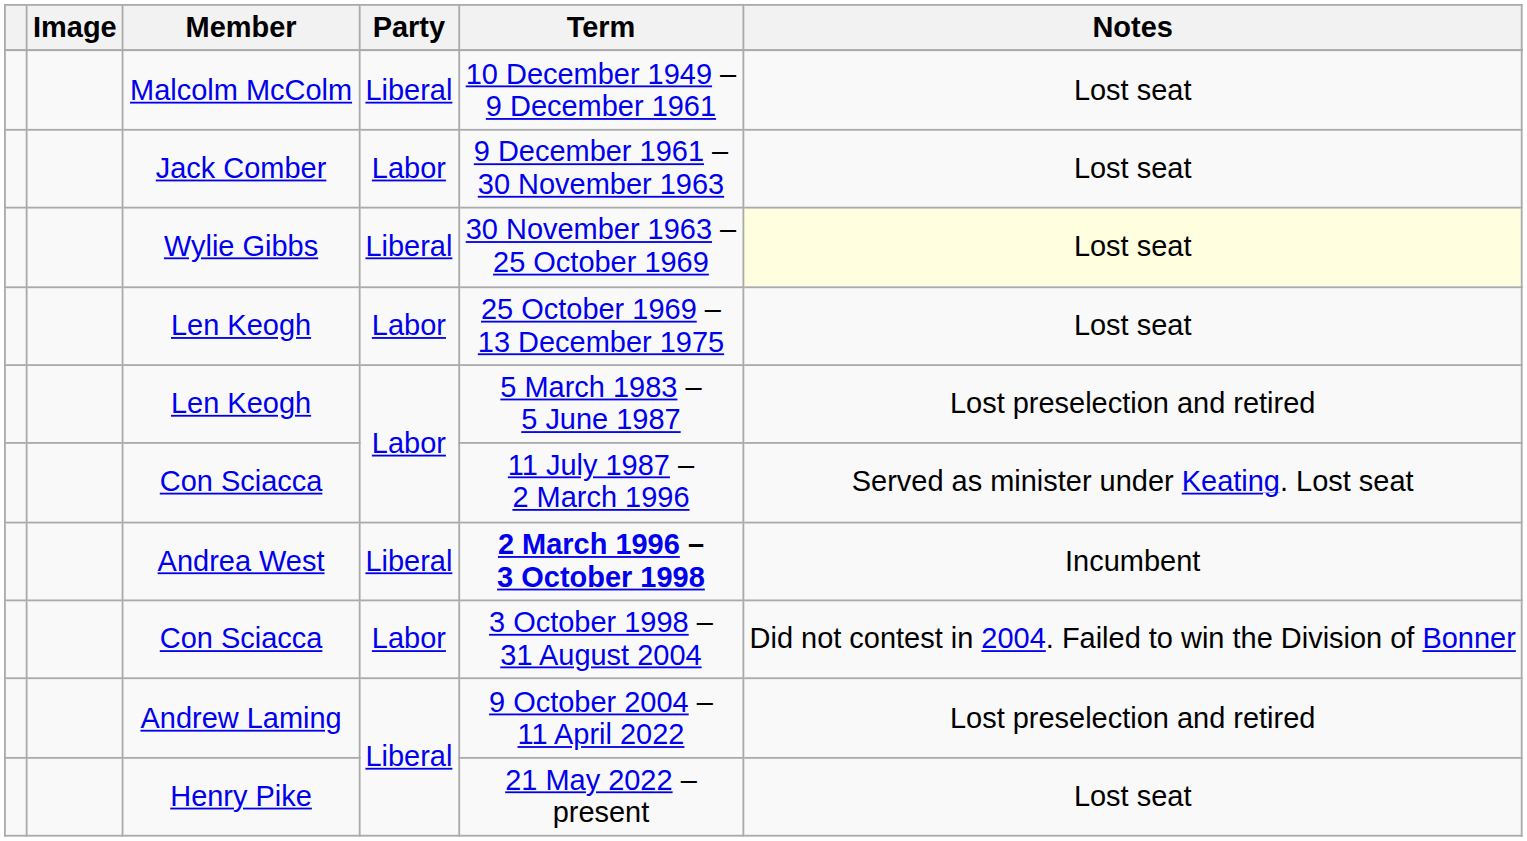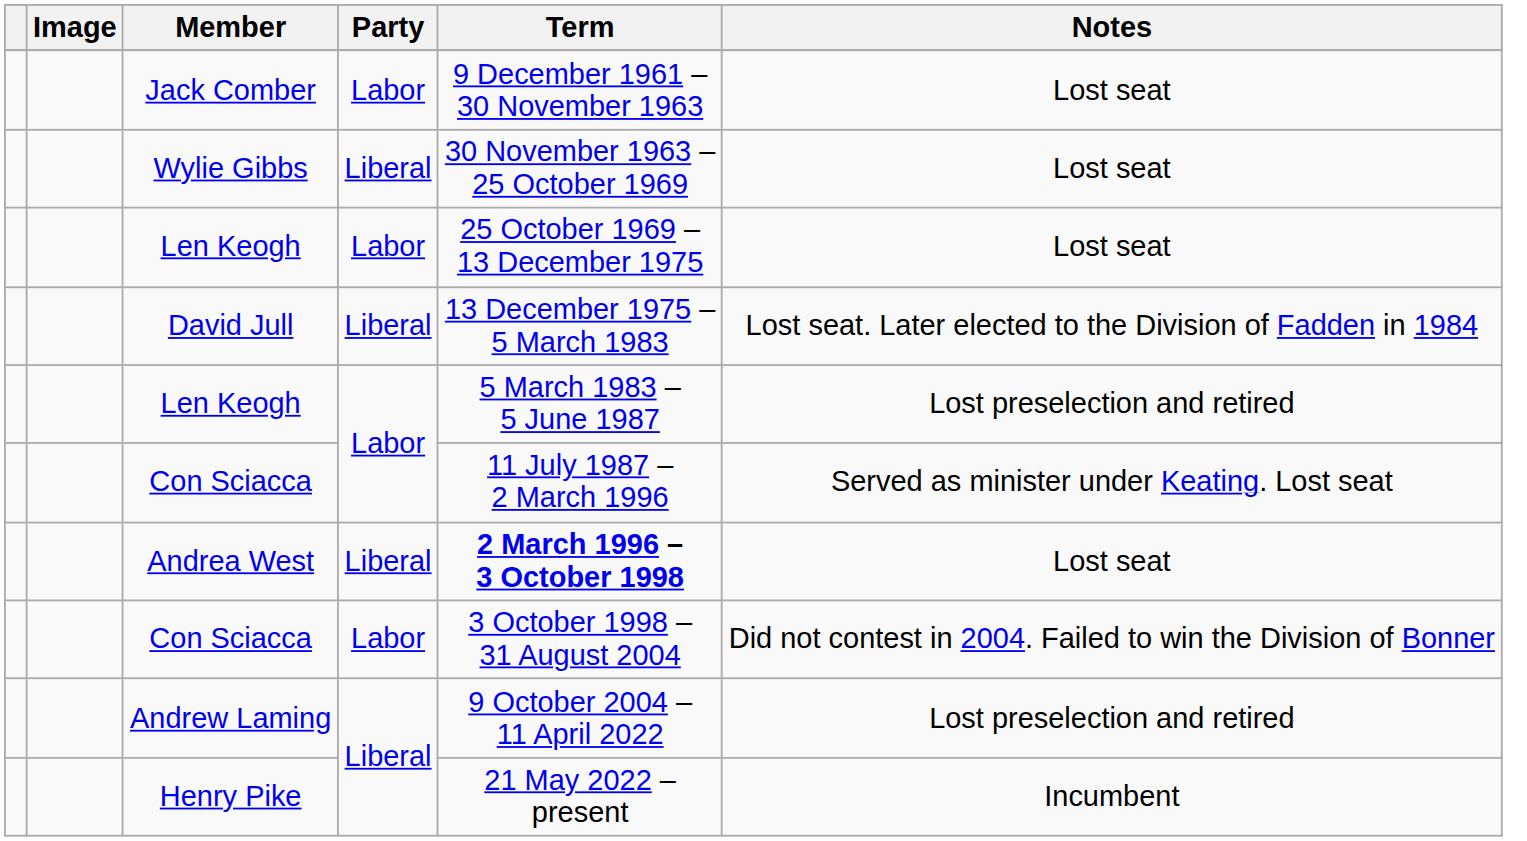- row: (241, 89)
(1133, 246) lightyellow background -> (1112, 168) no background
+ row: (231, 325)
(1133, 560) Incumbent -> (1112, 560) Lost seat
(1133, 796) Lost seat -> (1112, 796) Incumbent
